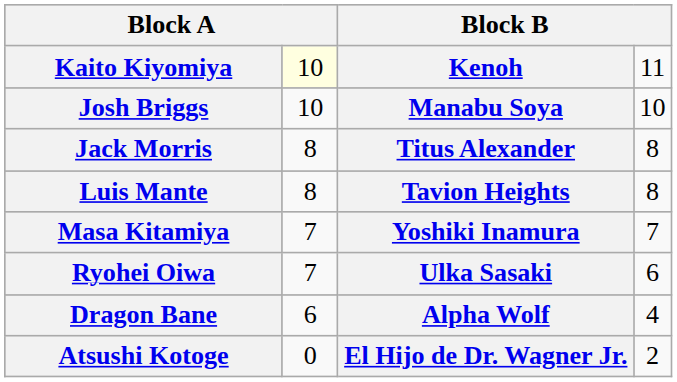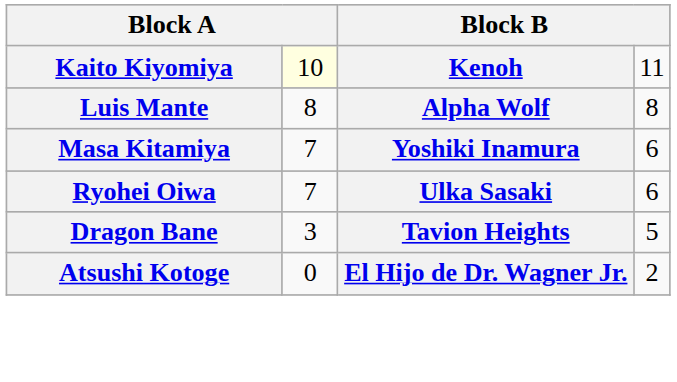- row: (144, 107)
- row: (144, 149)
(486, 190) Tavion Heights -> (486, 107) Alpha Wolf
(652, 231) 7 -> (652, 149) 6
(310, 314) 6 -> (310, 231) 3
(486, 314) Alpha Wolf -> (486, 231) Tavion Heights
(652, 314) 4 -> (652, 231) 5
